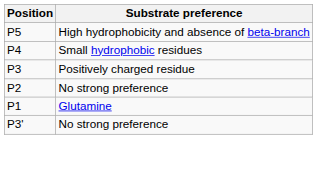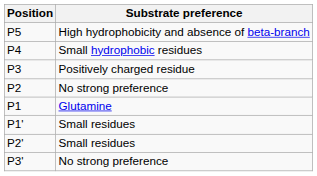+ row: (15, 124)
+ row: (15, 143)
